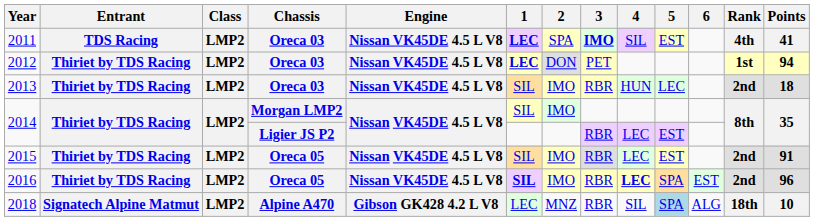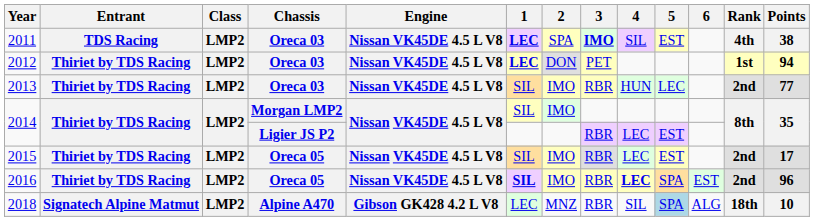(787, 40) 41 -> (787, 40) 38
(787, 87) 18 -> (787, 87) 77
(787, 157) 91 -> (787, 157) 17
